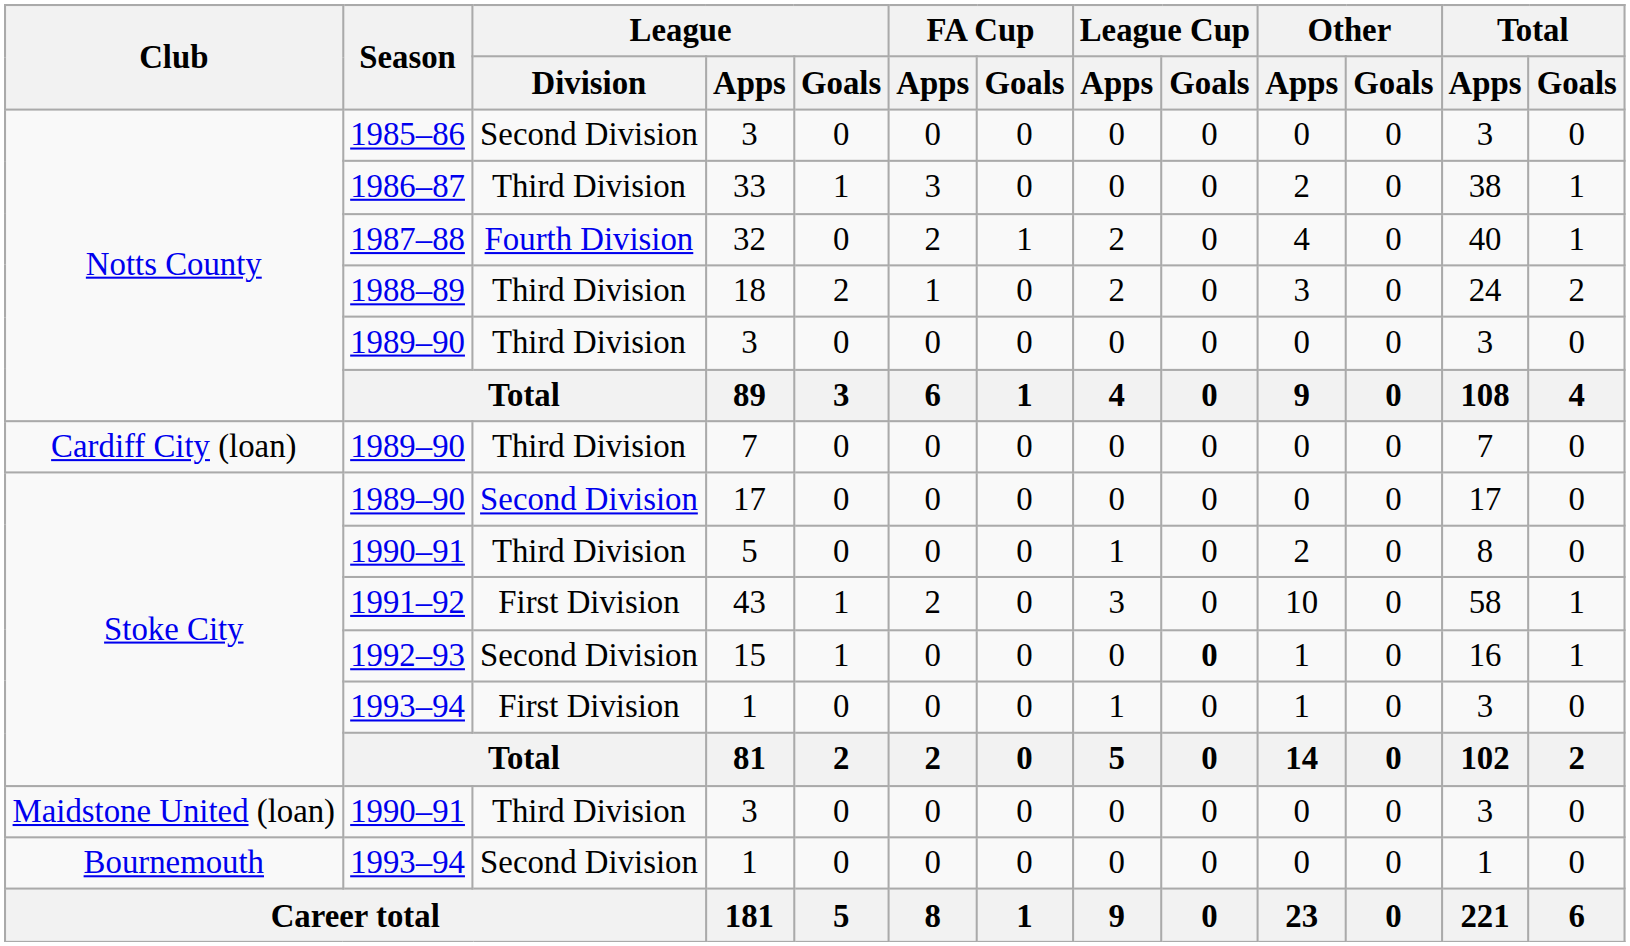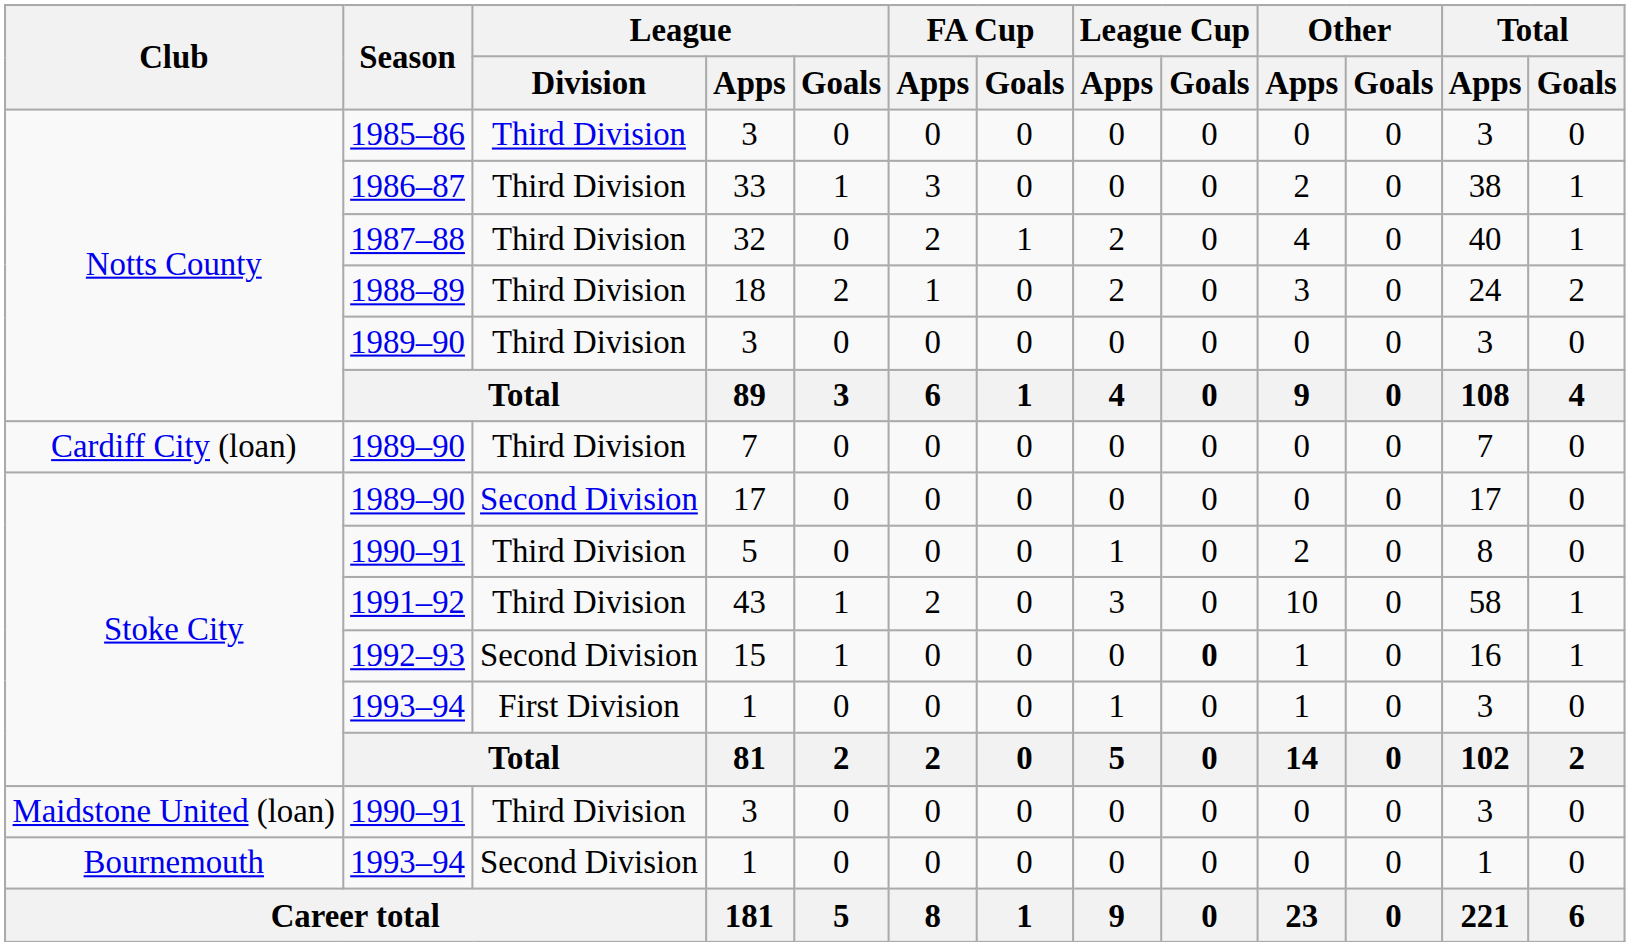(589, 134) Second Division -> (589, 134) Third Division
(589, 238) Fourth Division -> (589, 238) Third Division
(589, 602) First Division -> (589, 602) Third Division
